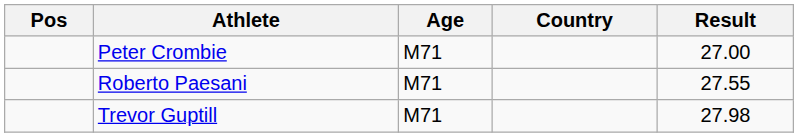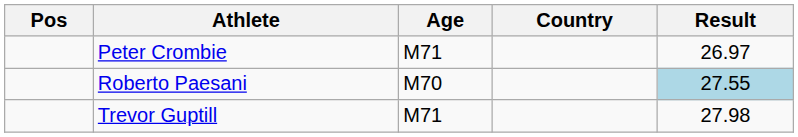(725, 52) 27.00 -> (725, 52) 26.97
(423, 83) M71 -> (423, 83) M70
(725, 83) no background -> (725, 83) lightblue background
